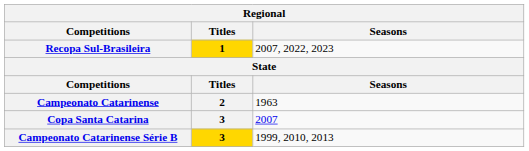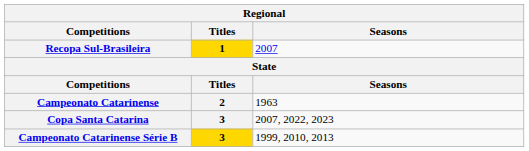(294, 48) 2007, 2022, 2023 -> (266, 48) 2007
(266, 119) 2007 -> (294, 119) 2007, 2022, 2023
